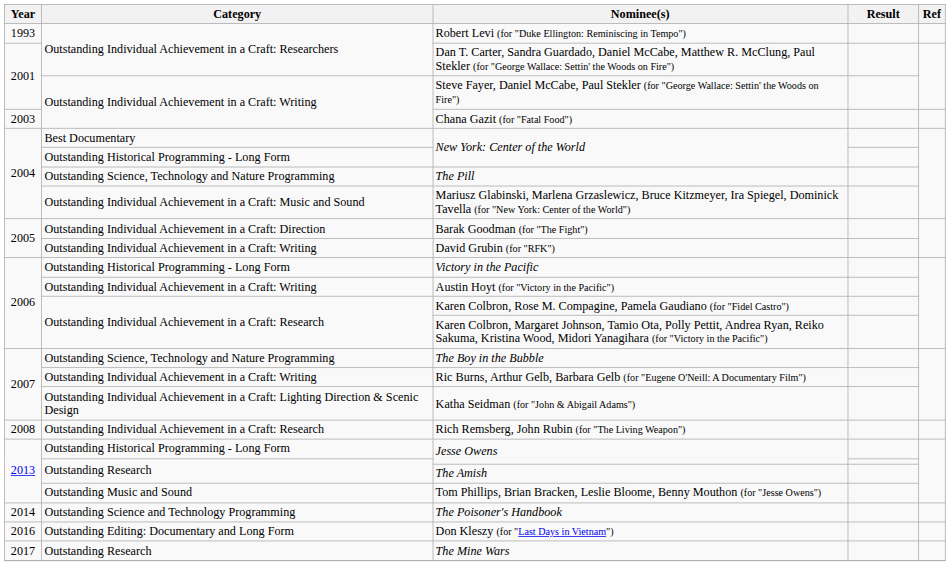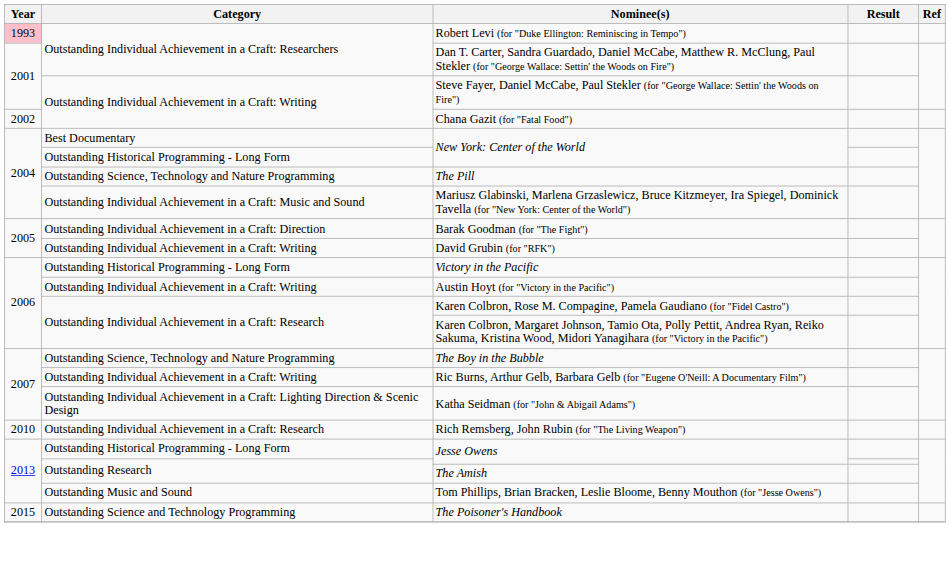(23, 33) no background -> (23, 33) pink background
(23, 118) 2003 -> (23, 118) 2002
(23, 429) 2008 -> (23, 429) 2010
(23, 512) 2014 -> (23, 512) 2015
- row: (169, 531)
- row: (98, 550)
